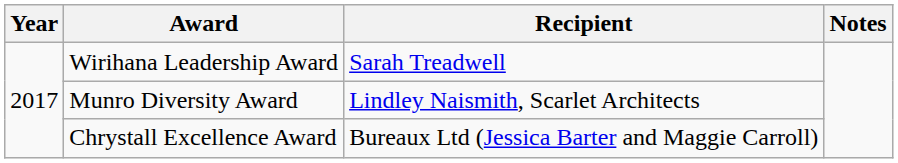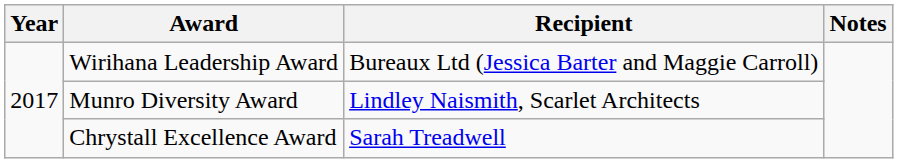(427, 61) Sarah Treadwell -> (584, 61) Bureaux Ltd (Jessica Barter and Maggie Carroll)
(584, 137) Bureaux Ltd (Jessica Barter and Maggie Carroll) -> (427, 137) Sarah Treadwell
